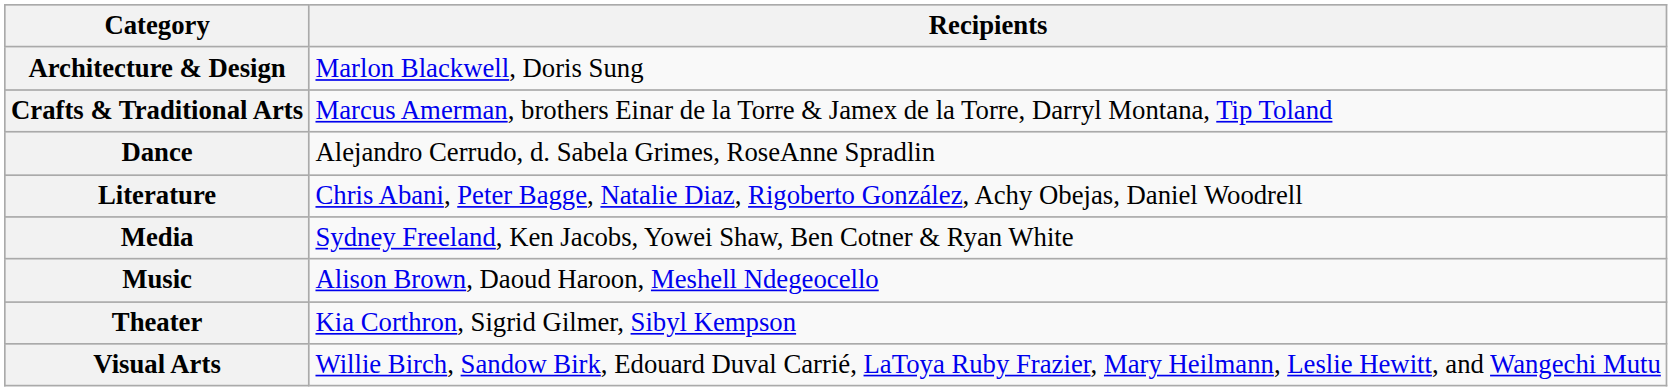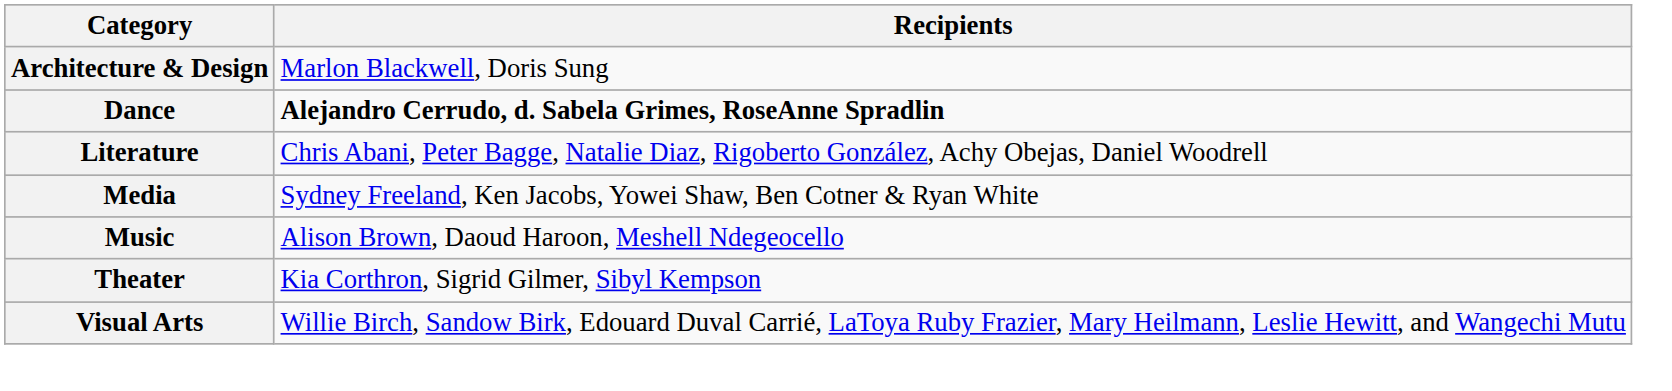- row: (157, 110)
(625, 152) normal -> (612, 110) bold
